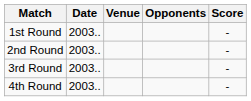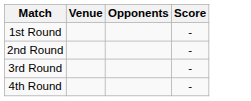- column: (85, 13)
